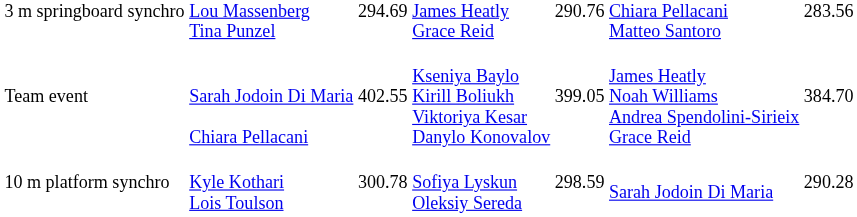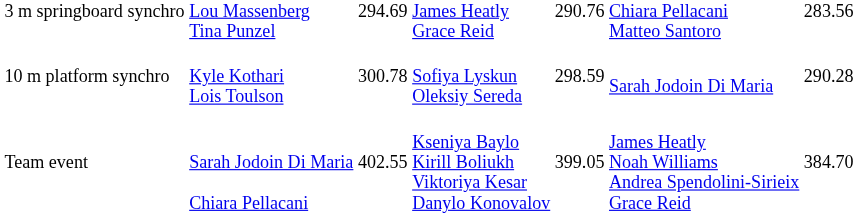rows swapped: (87, 182) <-> (46, 96)
